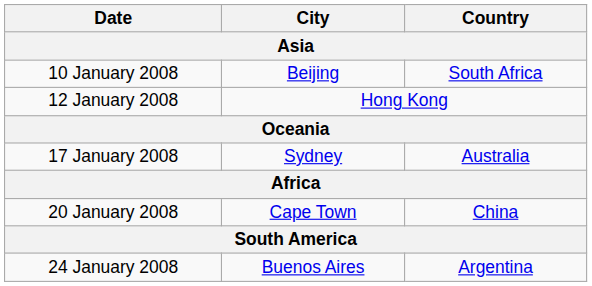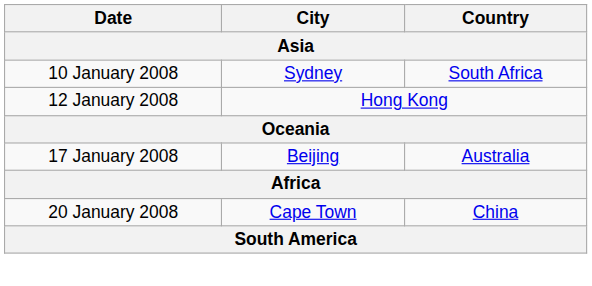(313, 73) Beijing -> (313, 73) Sydney
(313, 156) Sydney -> (313, 156) Beijing
- row: (113, 267)
